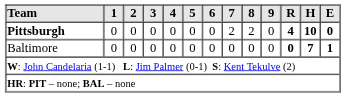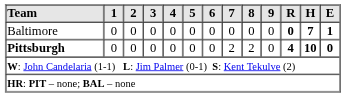rows swapped: (36, 30) <-> (33, 48)
